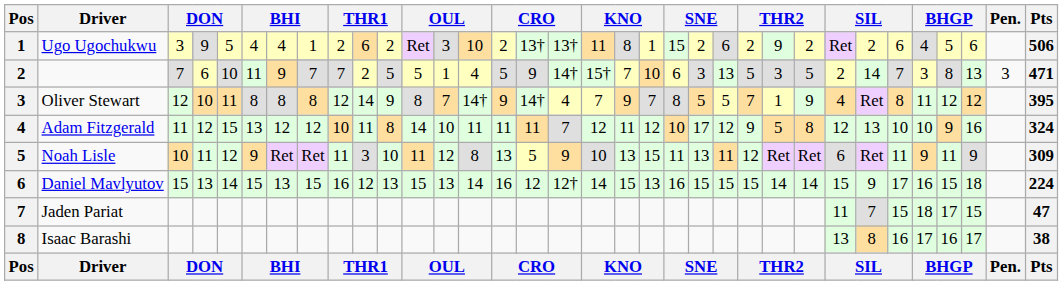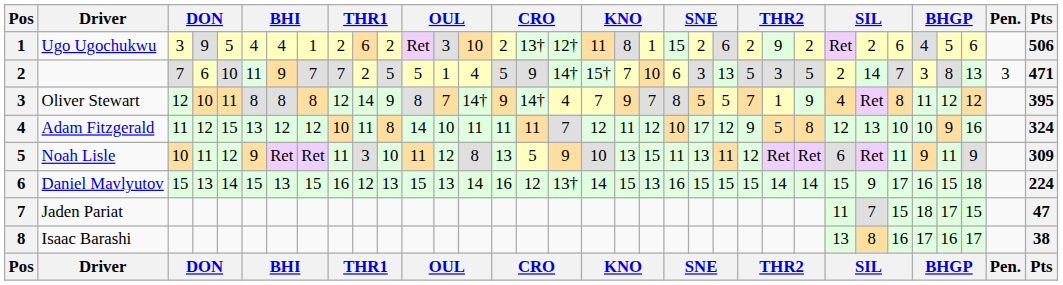(565, 45) 13† -> (565, 45) 12†
(565, 183) 12† -> (565, 183) 13†
